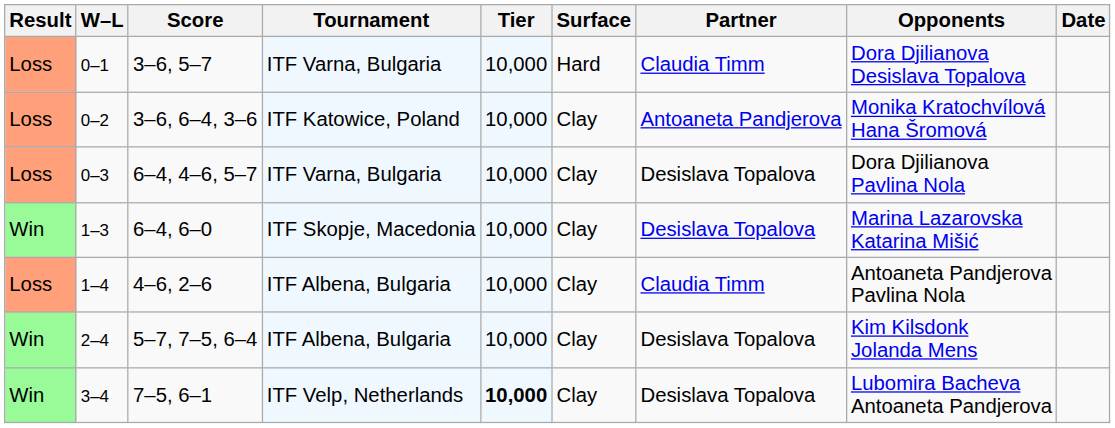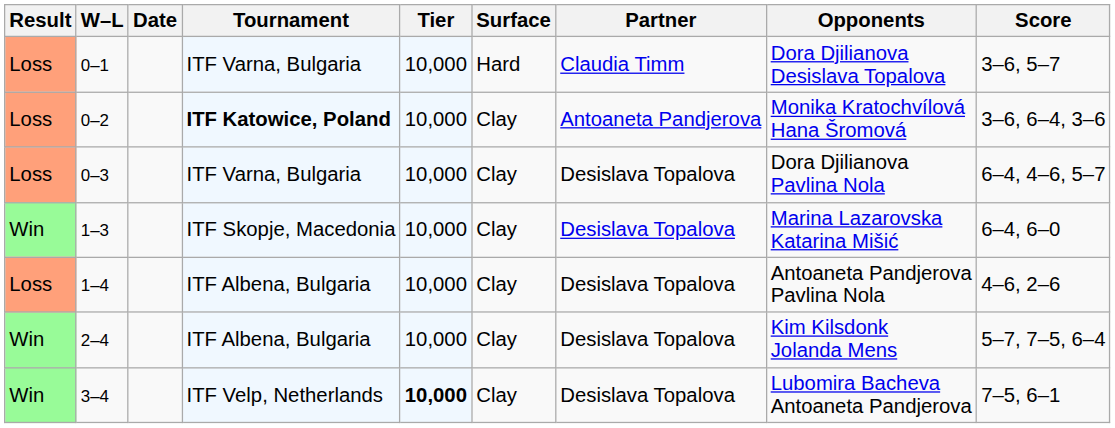columns swapped: (1083, 20) <-> (195, 20)
(363, 119) normal -> (289, 119) bold
(703, 284) Claudia Timm -> (648, 284) Desislava Topalova
